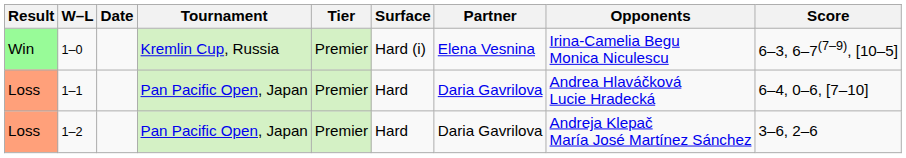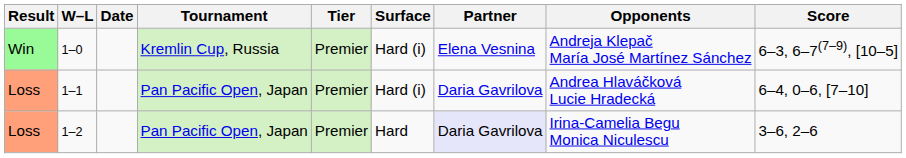(615, 49) Irina-Camelia Begu Monica Niculescu -> (651, 49) Andreja Klepač María José Martínez Sánchez
(392, 90) Hard -> (400, 90) Hard (i)
(490, 131) no background -> (490, 131) lavender background
(651, 131) Andreja Klepač María José Martínez Sánchez -> (615, 131) Irina-Camelia Begu Monica Niculescu
